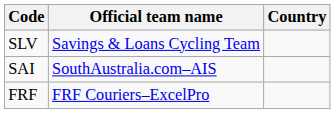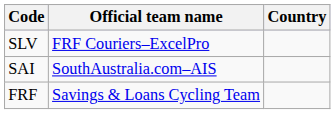(156, 43) Savings & Loans Cycling Team -> (131, 43) FRF Couriers–ExcelPro
(131, 95) FRF Couriers–ExcelPro -> (156, 95) Savings & Loans Cycling Team
